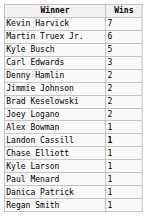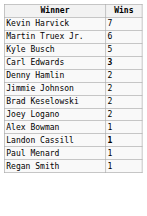(110, 63) normal -> (110, 63) bold
- row: (38, 154)
- row: (33, 167)
- row: (40, 193)
